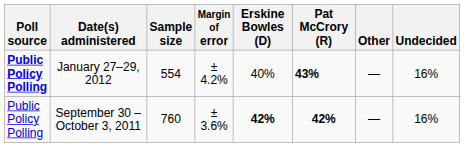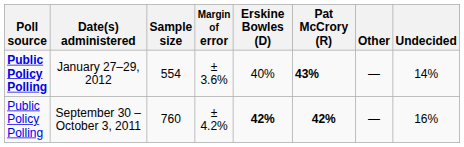(214, 73) ± 4.2% -> (214, 73) ± 3.6%
(426, 73) 16% -> (426, 73) 14%
(214, 119) ± 3.6% -> (214, 119) ± 4.2%
